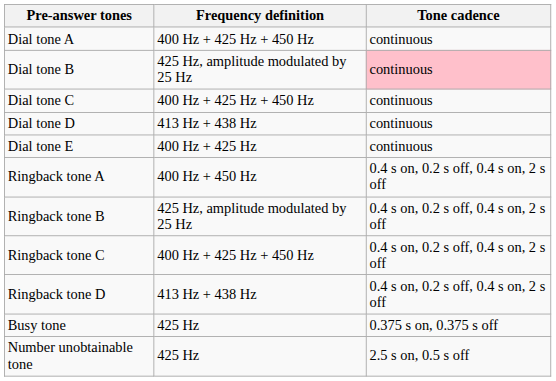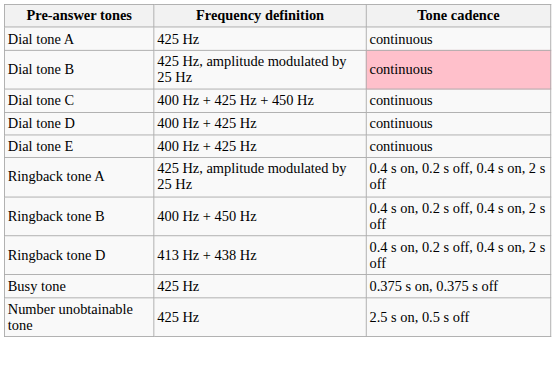(236, 38) 400 Hz + 425 Hz + 450 Hz -> (178, 38) 425 Hz
(207, 123) 413 Hz + 438 Hz -> (207, 123) 400 Hz + 425 Hz
(207, 177) 400 Hz + 450 Hz -> (252, 177) 425 Hz, amplitude modulated by 25 Hz
(252, 216) 425 Hz, amplitude modulated by 25 Hz -> (207, 216) 400 Hz + 450 Hz
- row: (56, 255)
